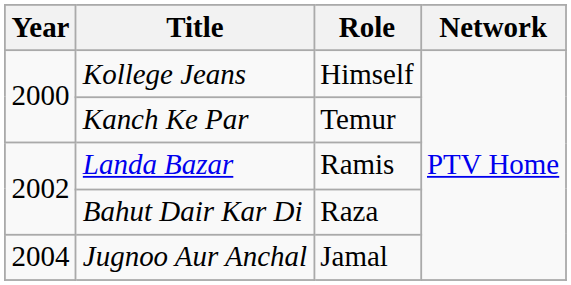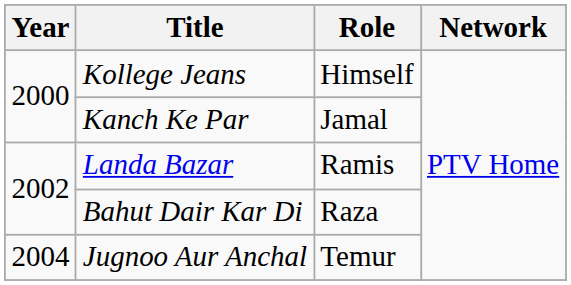(358, 119) Temur -> (354, 119) Jamal
(354, 257) Jamal -> (358, 257) Temur
